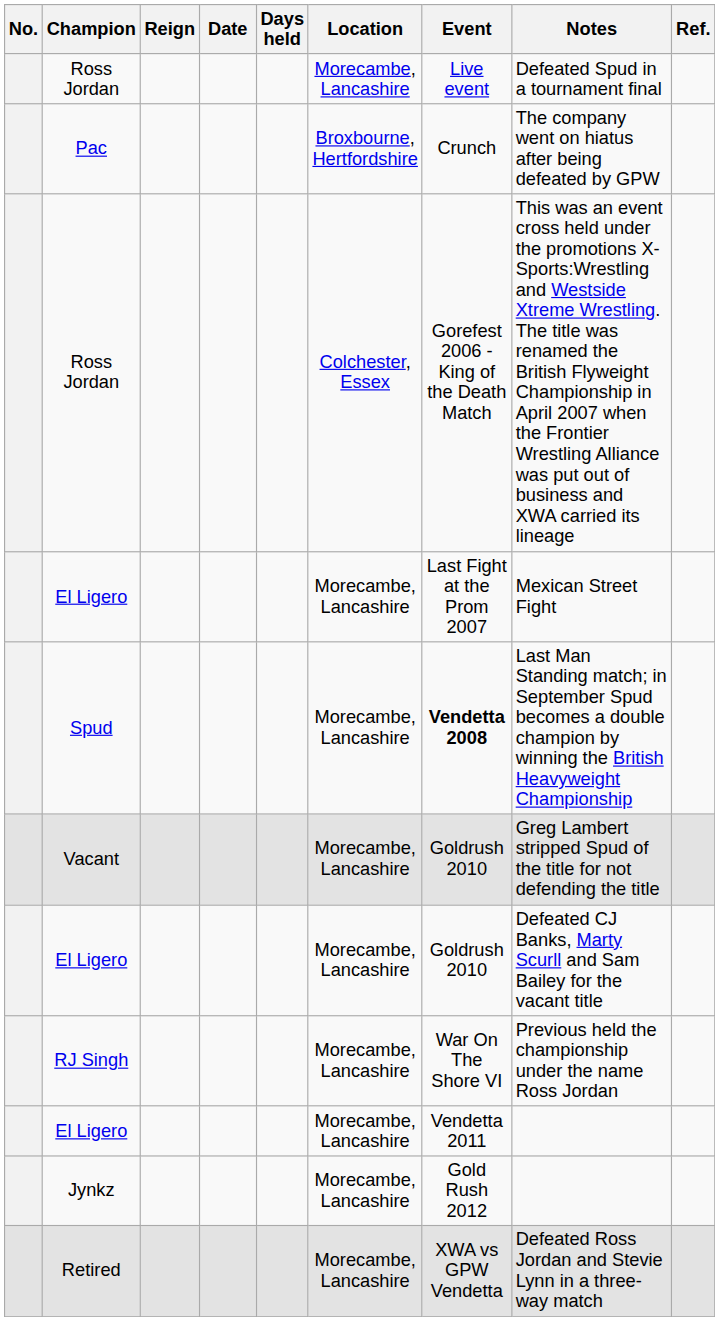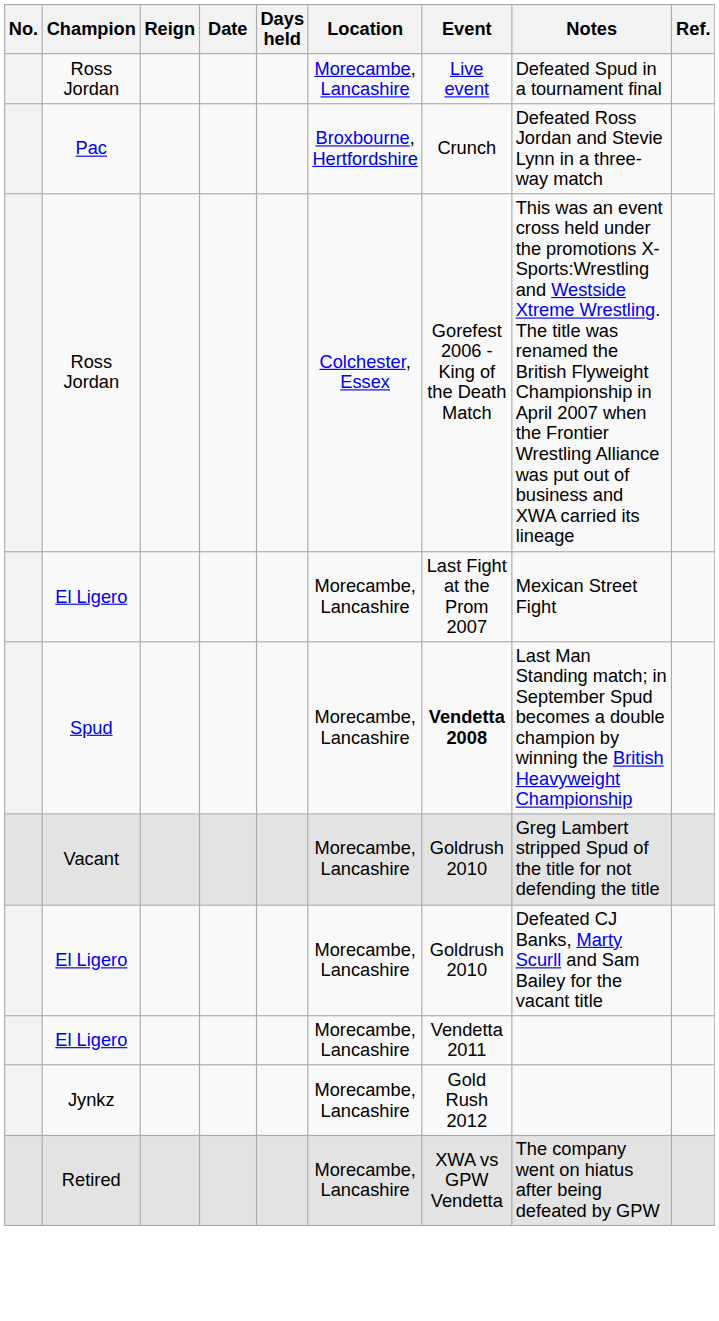(588, 148) The company went on hiatus after being defeated by GPW -> (589, 148) Defeated Ross Jordan and Stevie Lynn in a three-way match
- row: (23, 1061)
(589, 1270) Defeated Ross Jordan and Stevie Lynn in a three-way match -> (588, 1180) The company went on hiatus after being defeated by GPW
